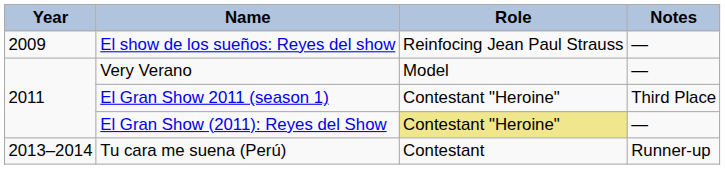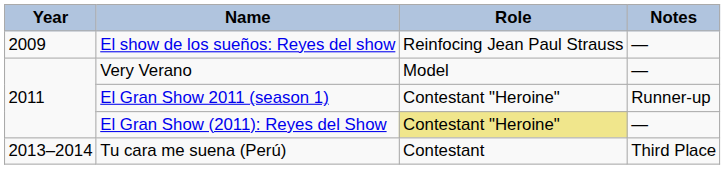(674, 97) Third Place -> (671, 97) Runner-up
(671, 151) Runner-up -> (674, 151) Third Place
